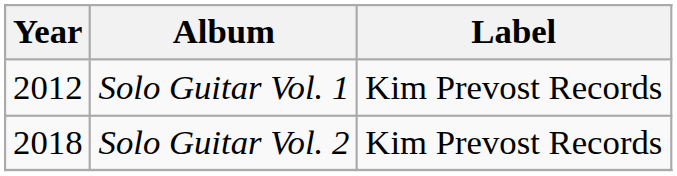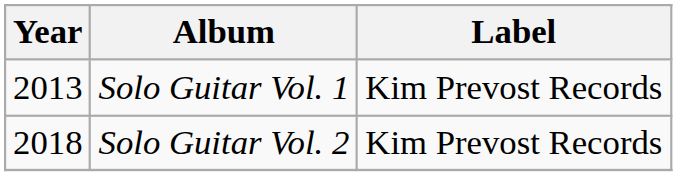(48, 87) 2012 -> (48, 87) 2013
